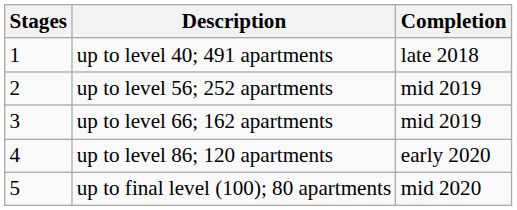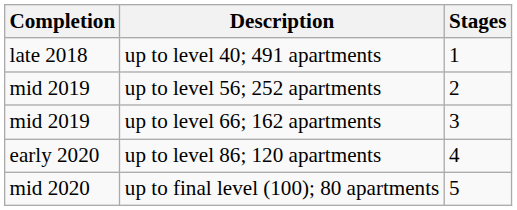columns swapped: (38, 21) <-> (454, 21)
